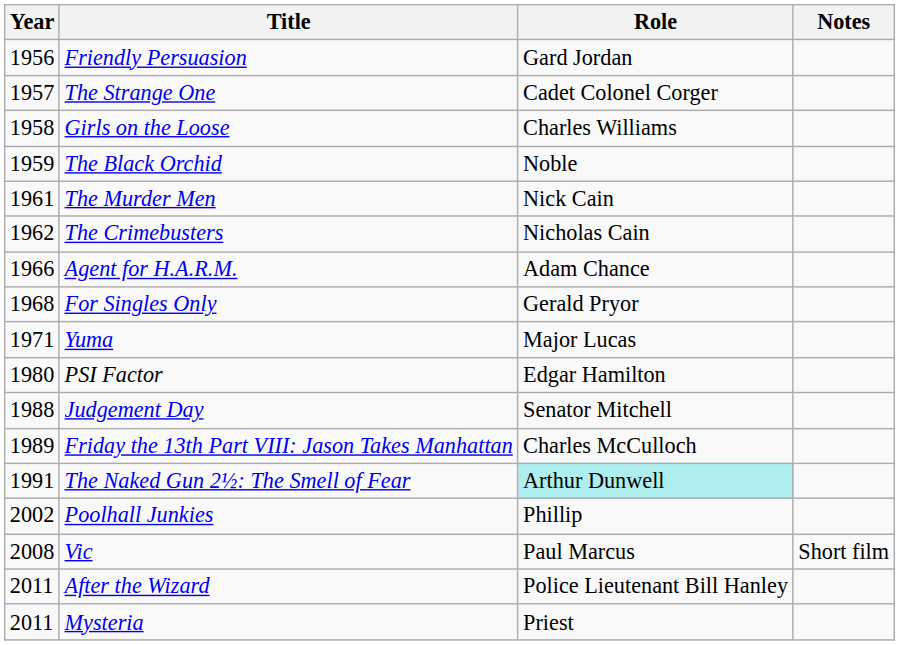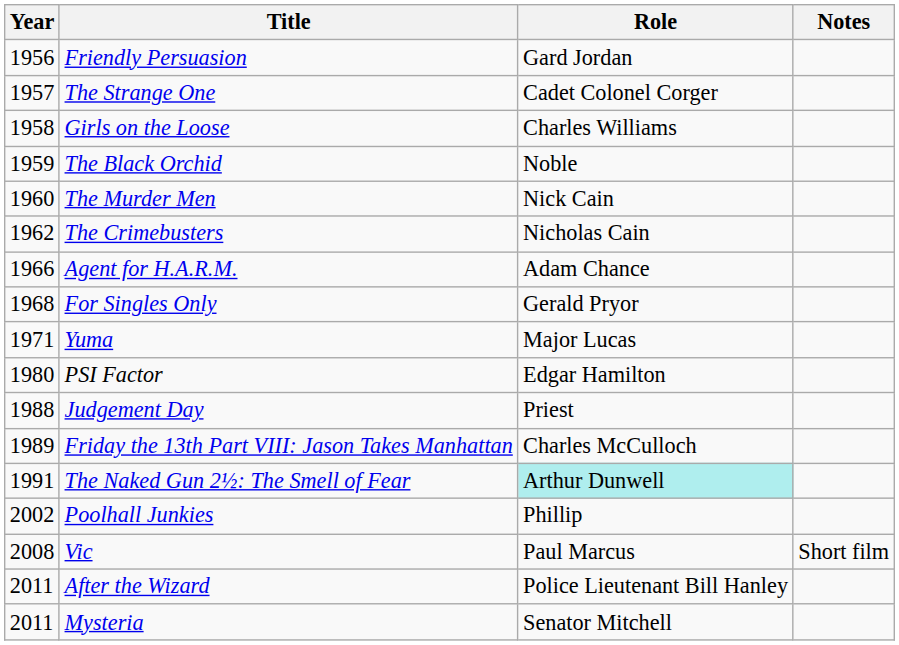(32, 198) 1961 -> (32, 198) 1960
(597, 410) Senator Mitchell -> (548, 410) Priest
(548, 621) Priest -> (597, 621) Senator Mitchell
